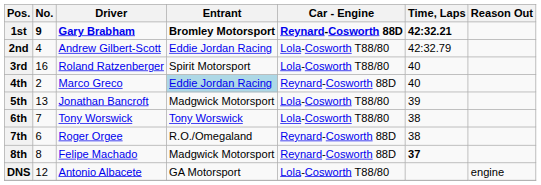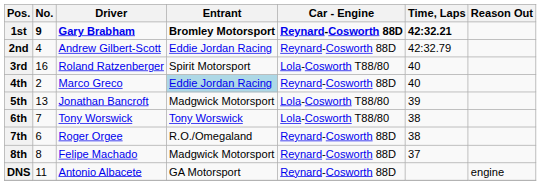(335, 48) Lola-Cosworth T88/80 -> (338, 48) Reynard-Cosworth 88D
(414, 154) bold -> (414, 154) normal
(42, 171) 12 -> (41, 171) 11
(335, 171) Lola-Cosworth T88/80 -> (338, 171) Reynard-Cosworth 88D
